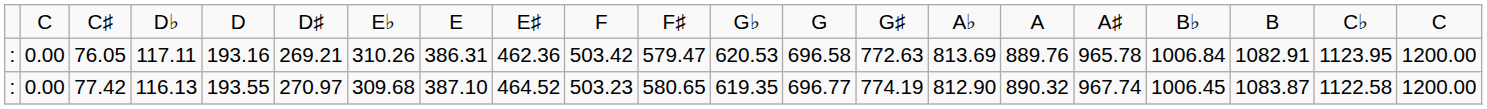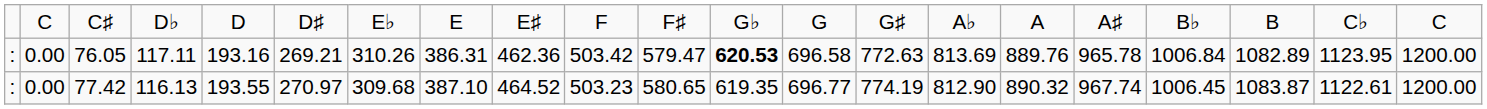(747, 54) normal -> (747, 54) bold
(1272, 54) 1082.91 -> (1272, 54) 1082.89
(1356, 87) 1122.58 -> (1356, 87) 1122.61
